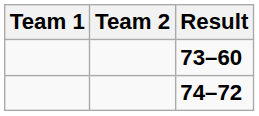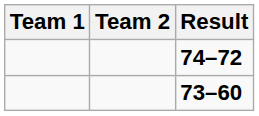rows swapped: (211, 57) <-> (211, 92)
